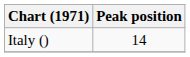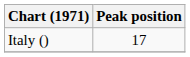(139, 39) 14 -> (139, 39) 17
